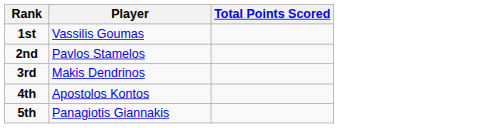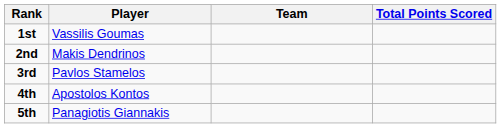+ column: (292, 14)
(98, 53) Pavlos Stamelos -> (98, 53) Makis Dendrinos
(98, 73) Makis Dendrinos -> (98, 73) Pavlos Stamelos
